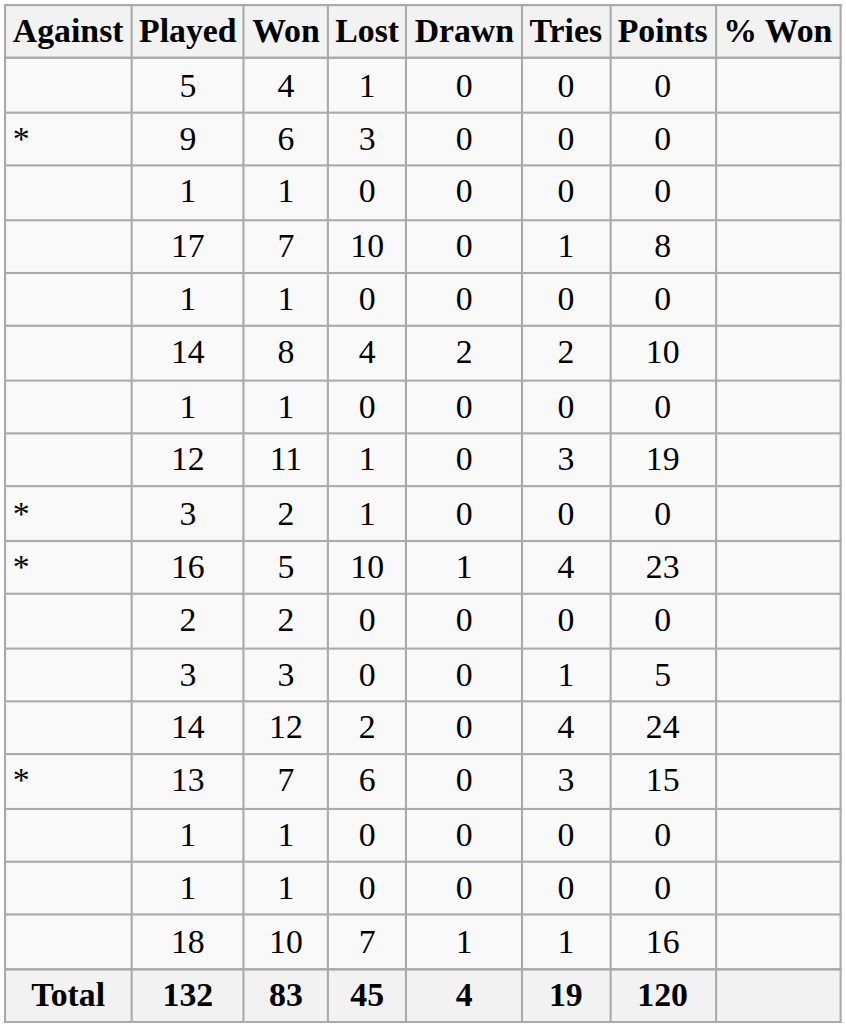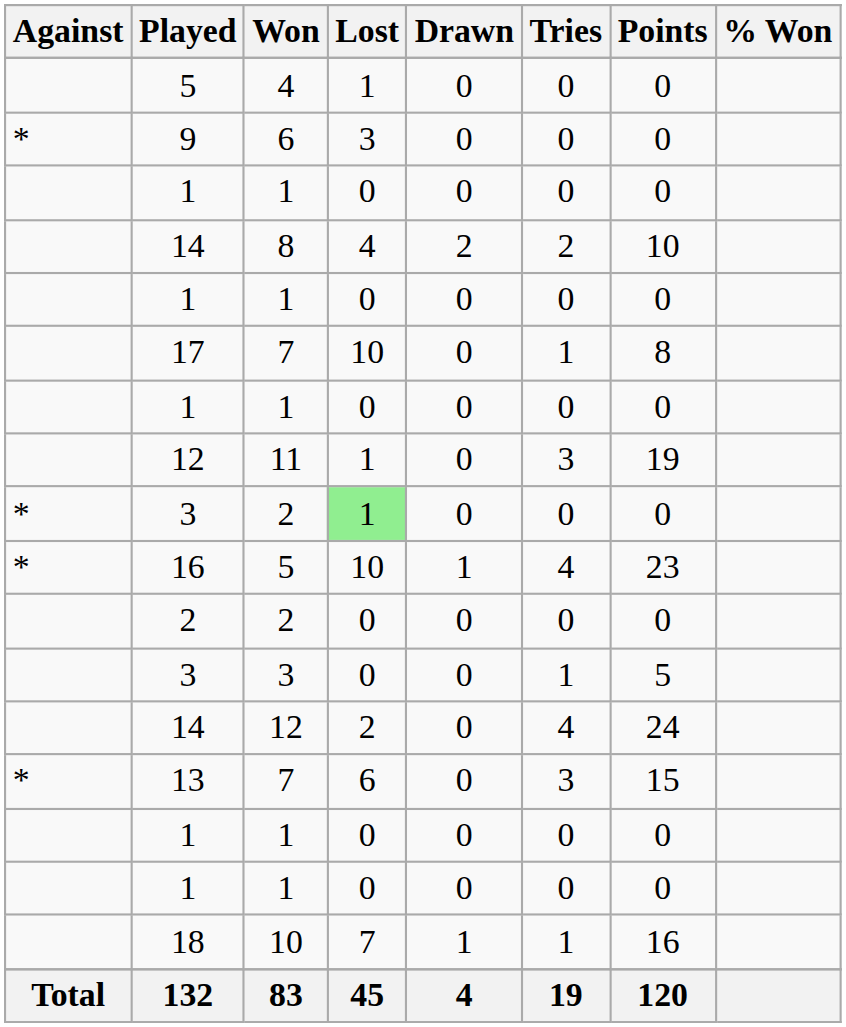rows swapped: (188, 245) <-> (188, 352)
(367, 513) no background -> (367, 513) lightgreen background
